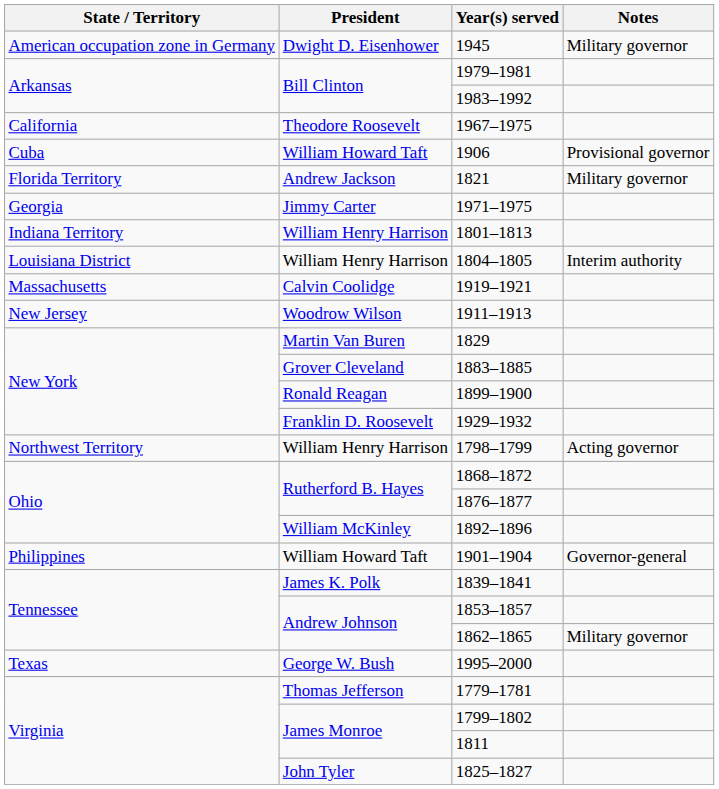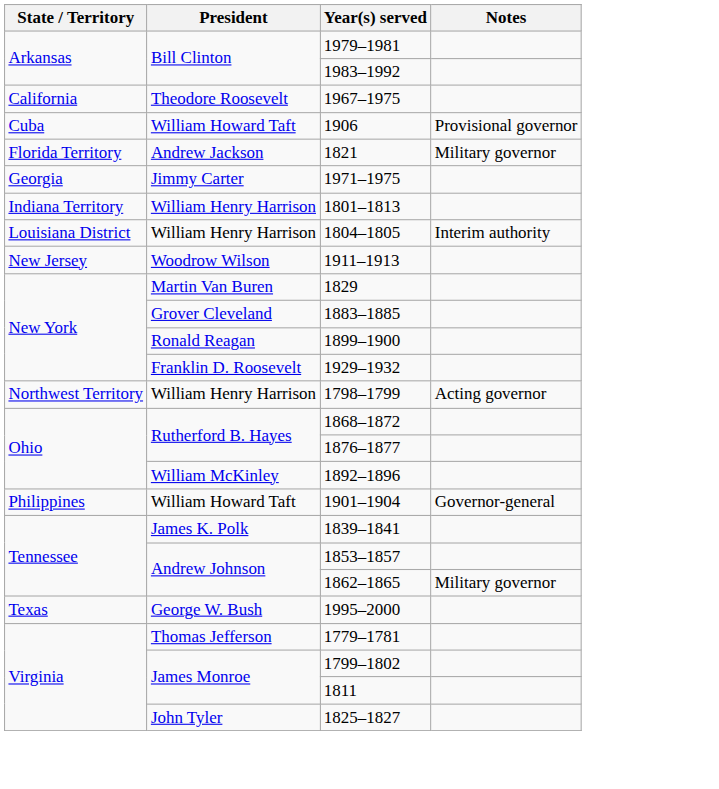- row: (473, 44)
- row: (494, 286)
